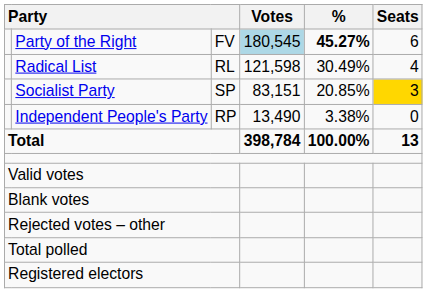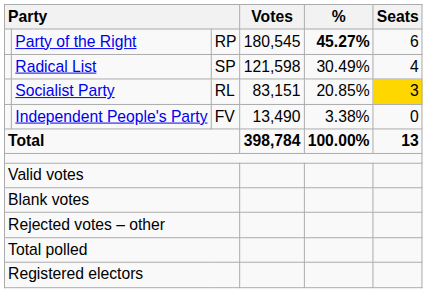(225, 41) FV -> (226, 41) RP
(272, 41) lightblue background -> (272, 41) no background
(225, 66) RL -> (225, 66) SP
(225, 91) SP -> (225, 91) RL
(226, 116) RP -> (225, 116) FV
